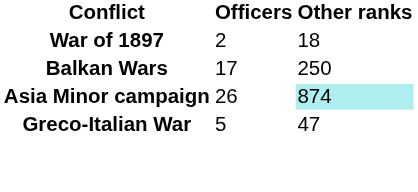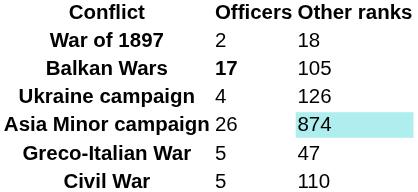(226, 68) normal -> (226, 68) bold
(315, 68) 250 -> (315, 68) 105
+ row: (107, 96)
+ row: (107, 181)
